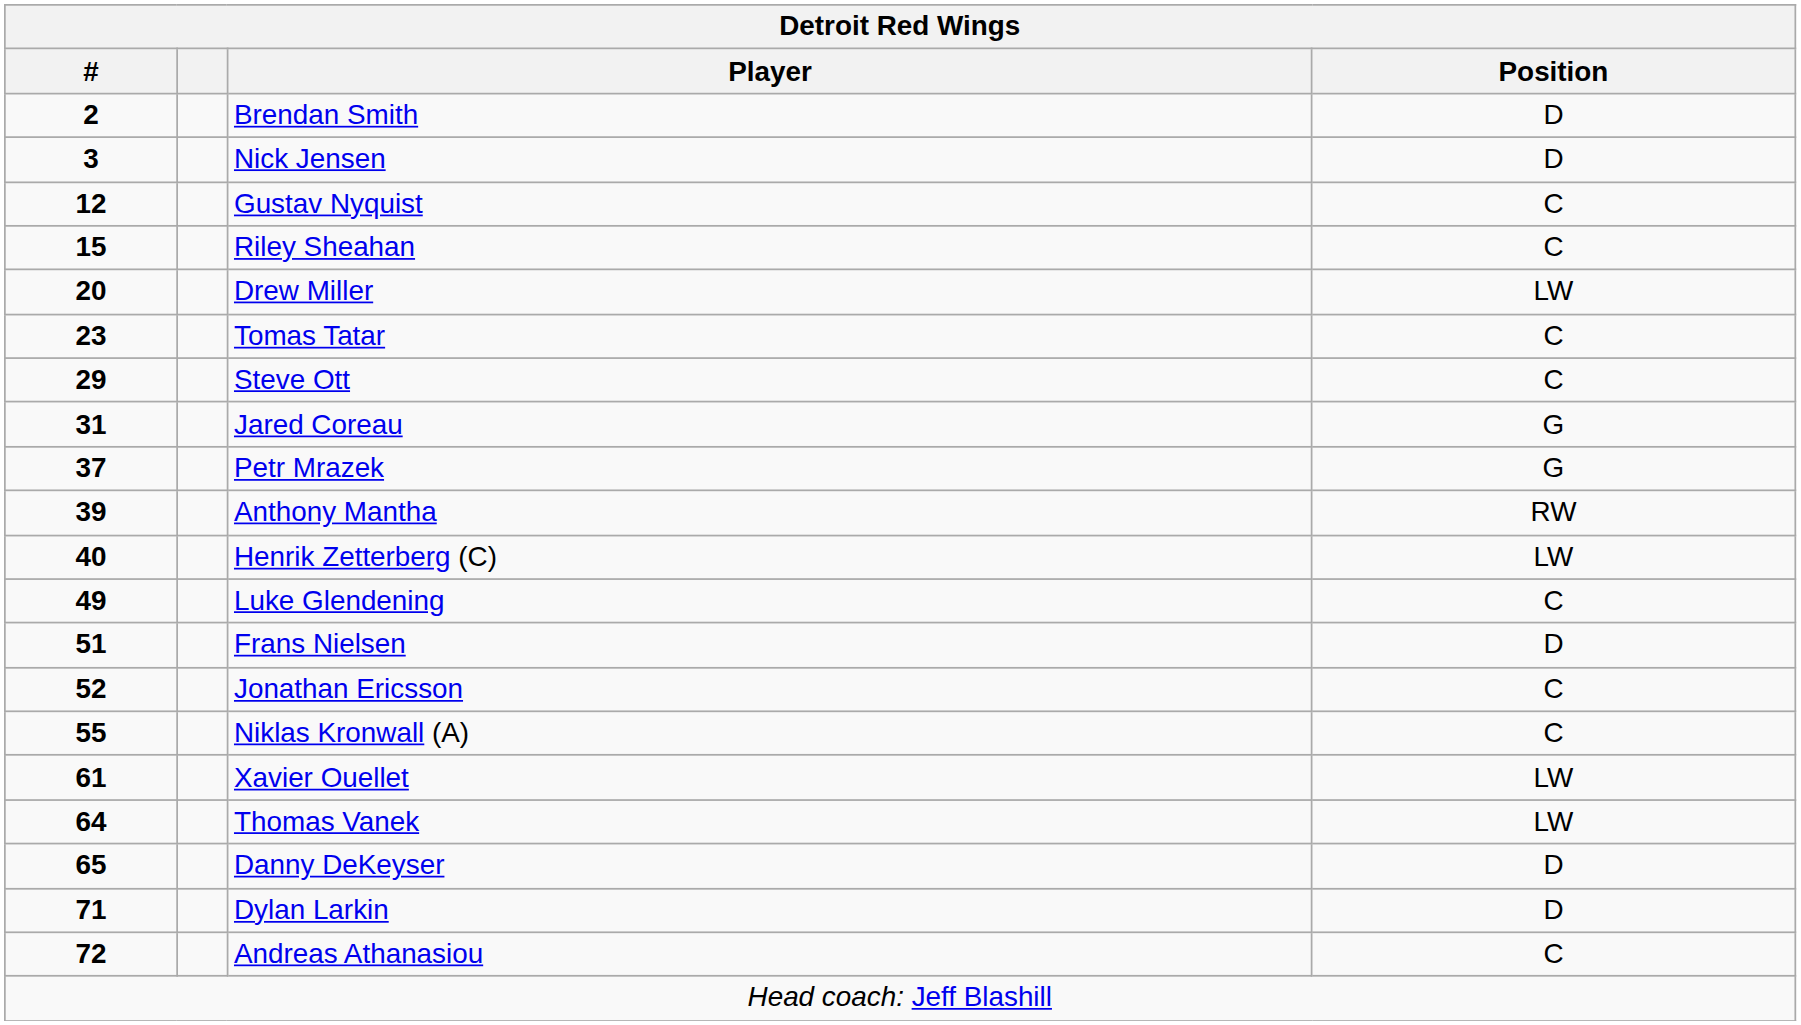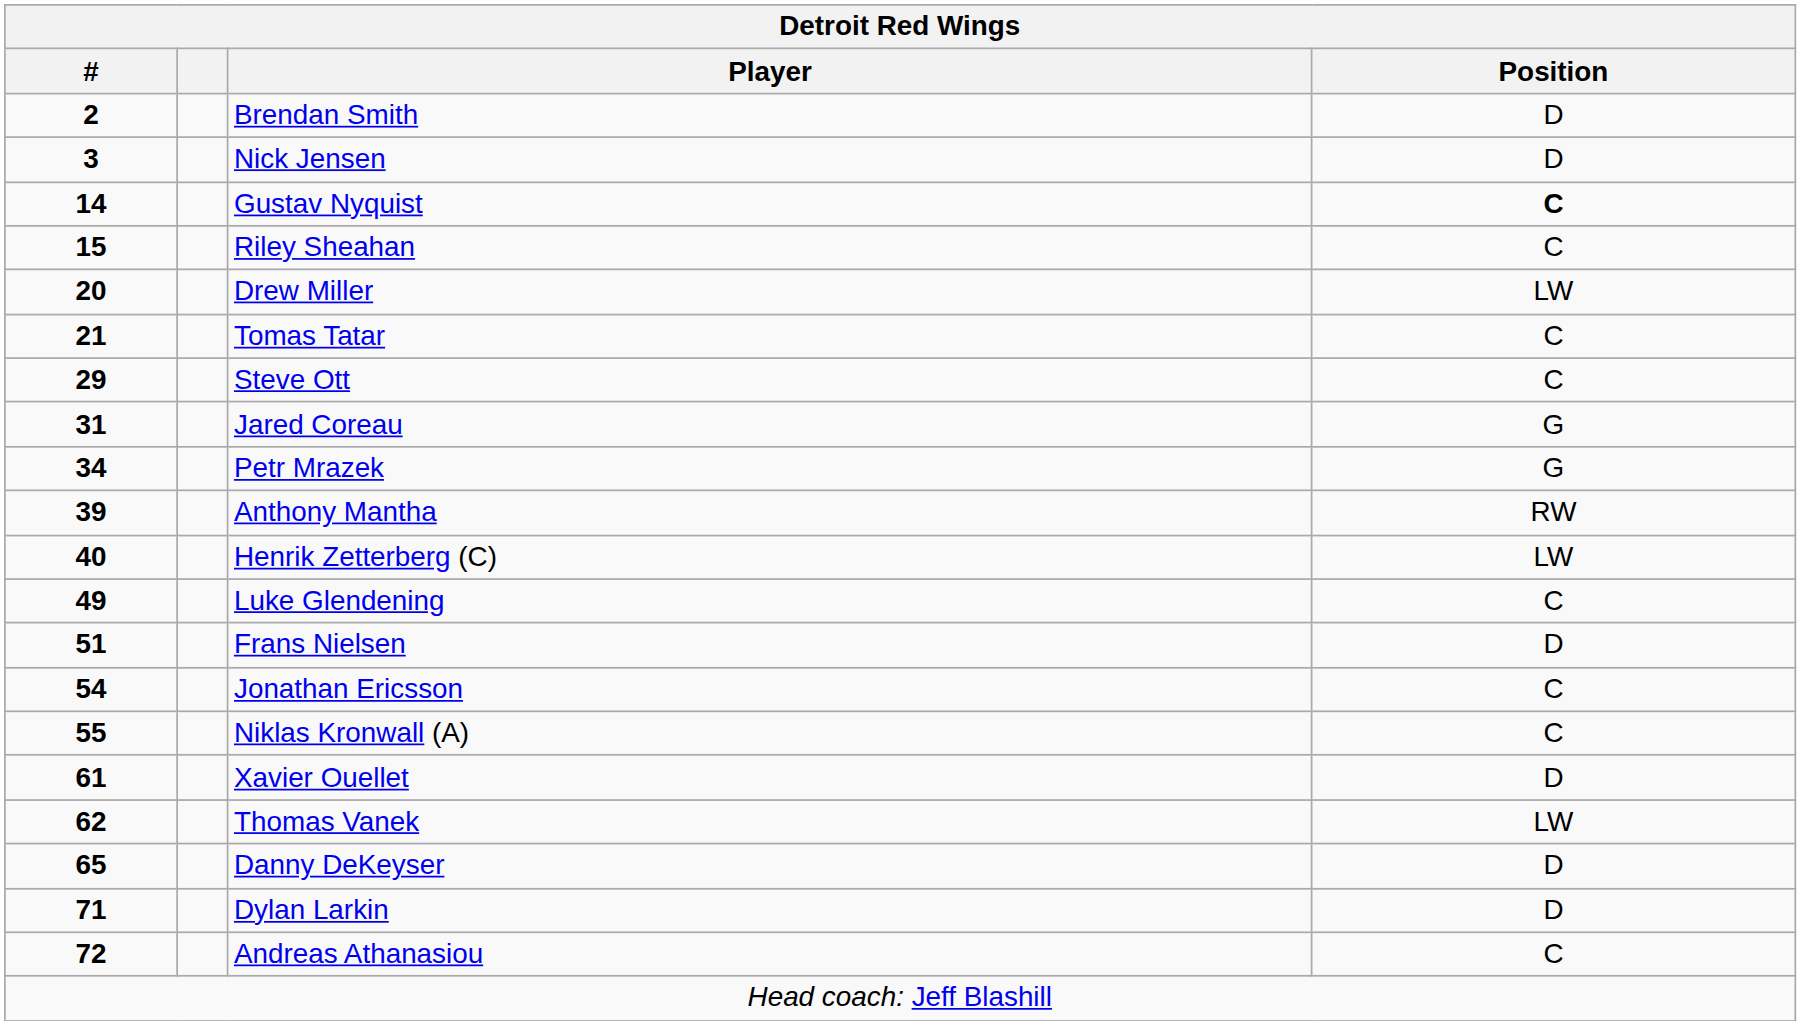(91, 203) 12 -> (91, 203) 14
(1553, 203) normal -> (1553, 203) bold
(91, 335) 23 -> (91, 335) 21
(91, 468) 37 -> (91, 468) 34
(91, 688) 52 -> (91, 688) 54
(1553, 777) LW -> (1553, 777) D
(91, 821) 64 -> (91, 821) 62
